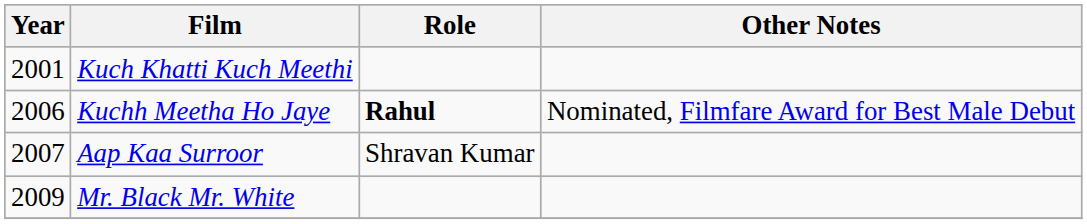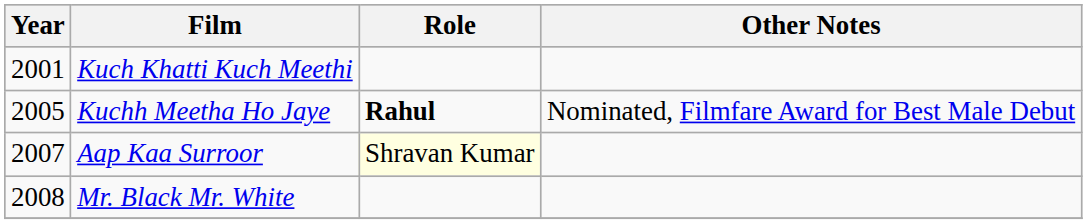(38, 111) 2006 -> (38, 111) 2005
(450, 153) no background -> (450, 153) lightyellow background
(38, 196) 2009 -> (38, 196) 2008
